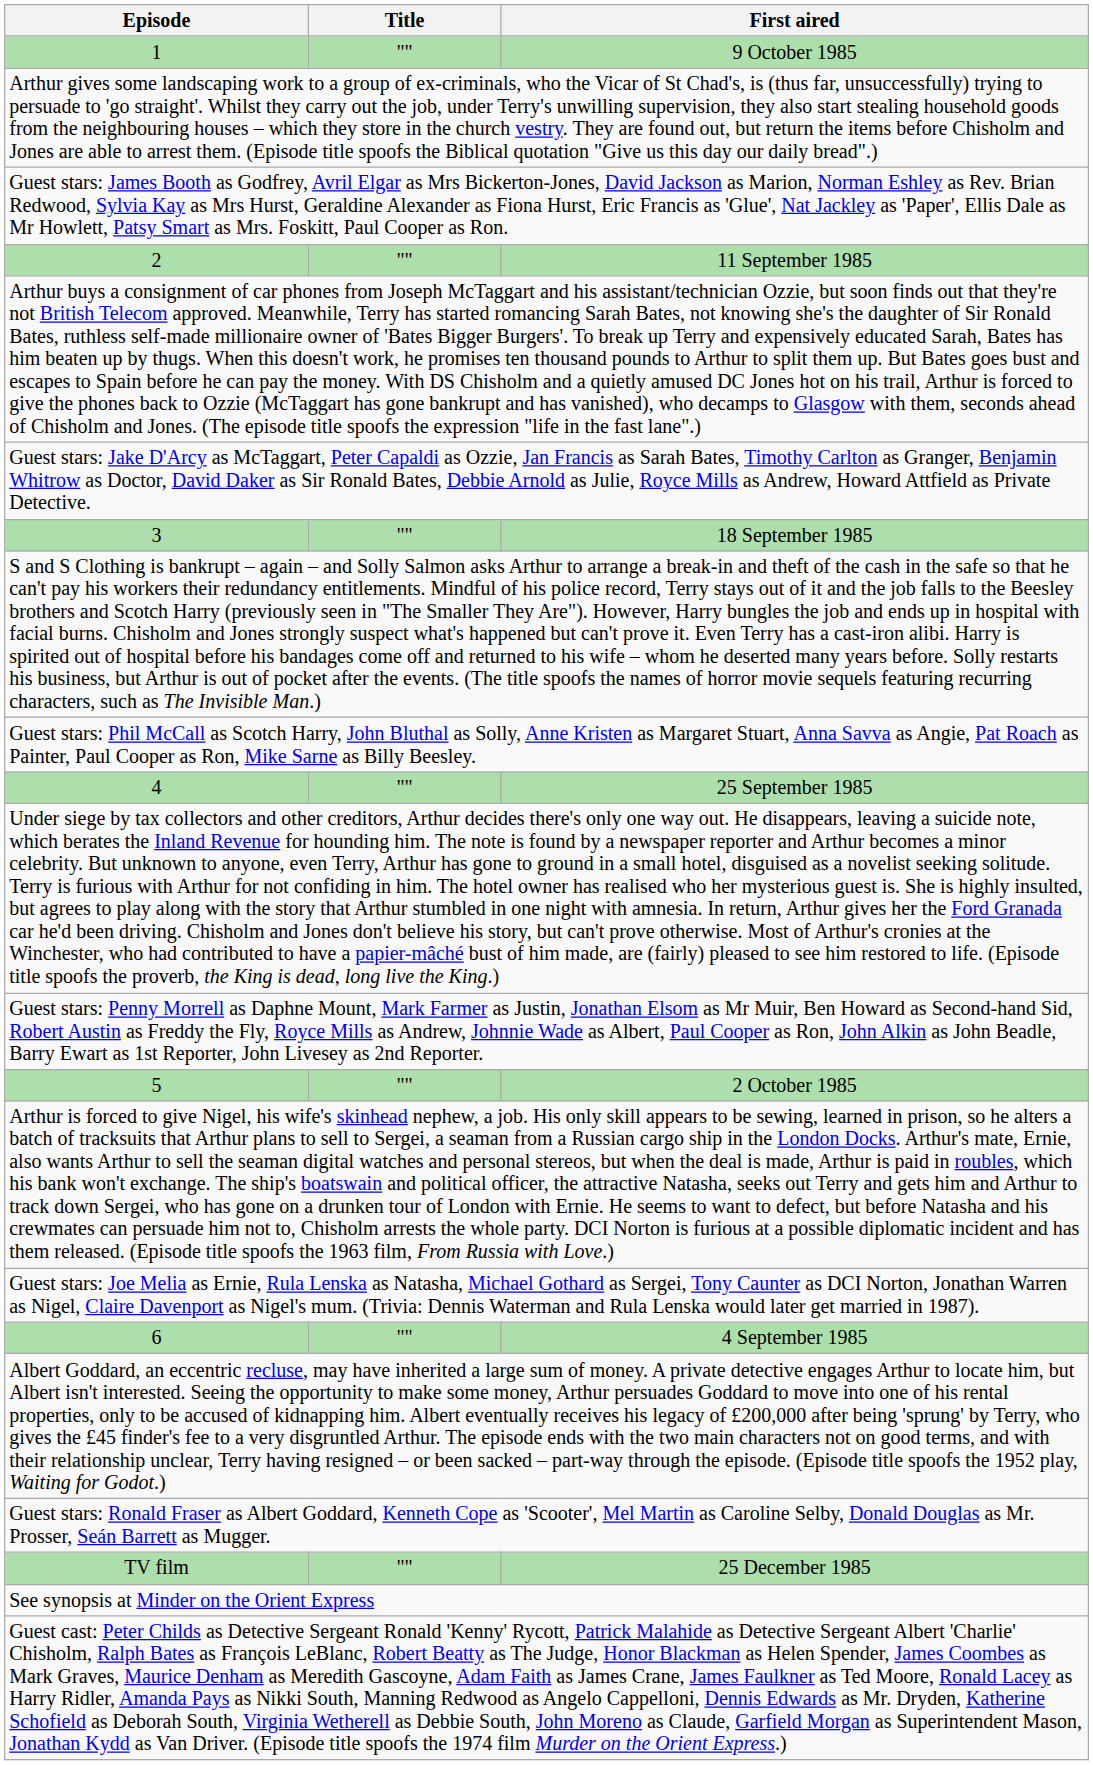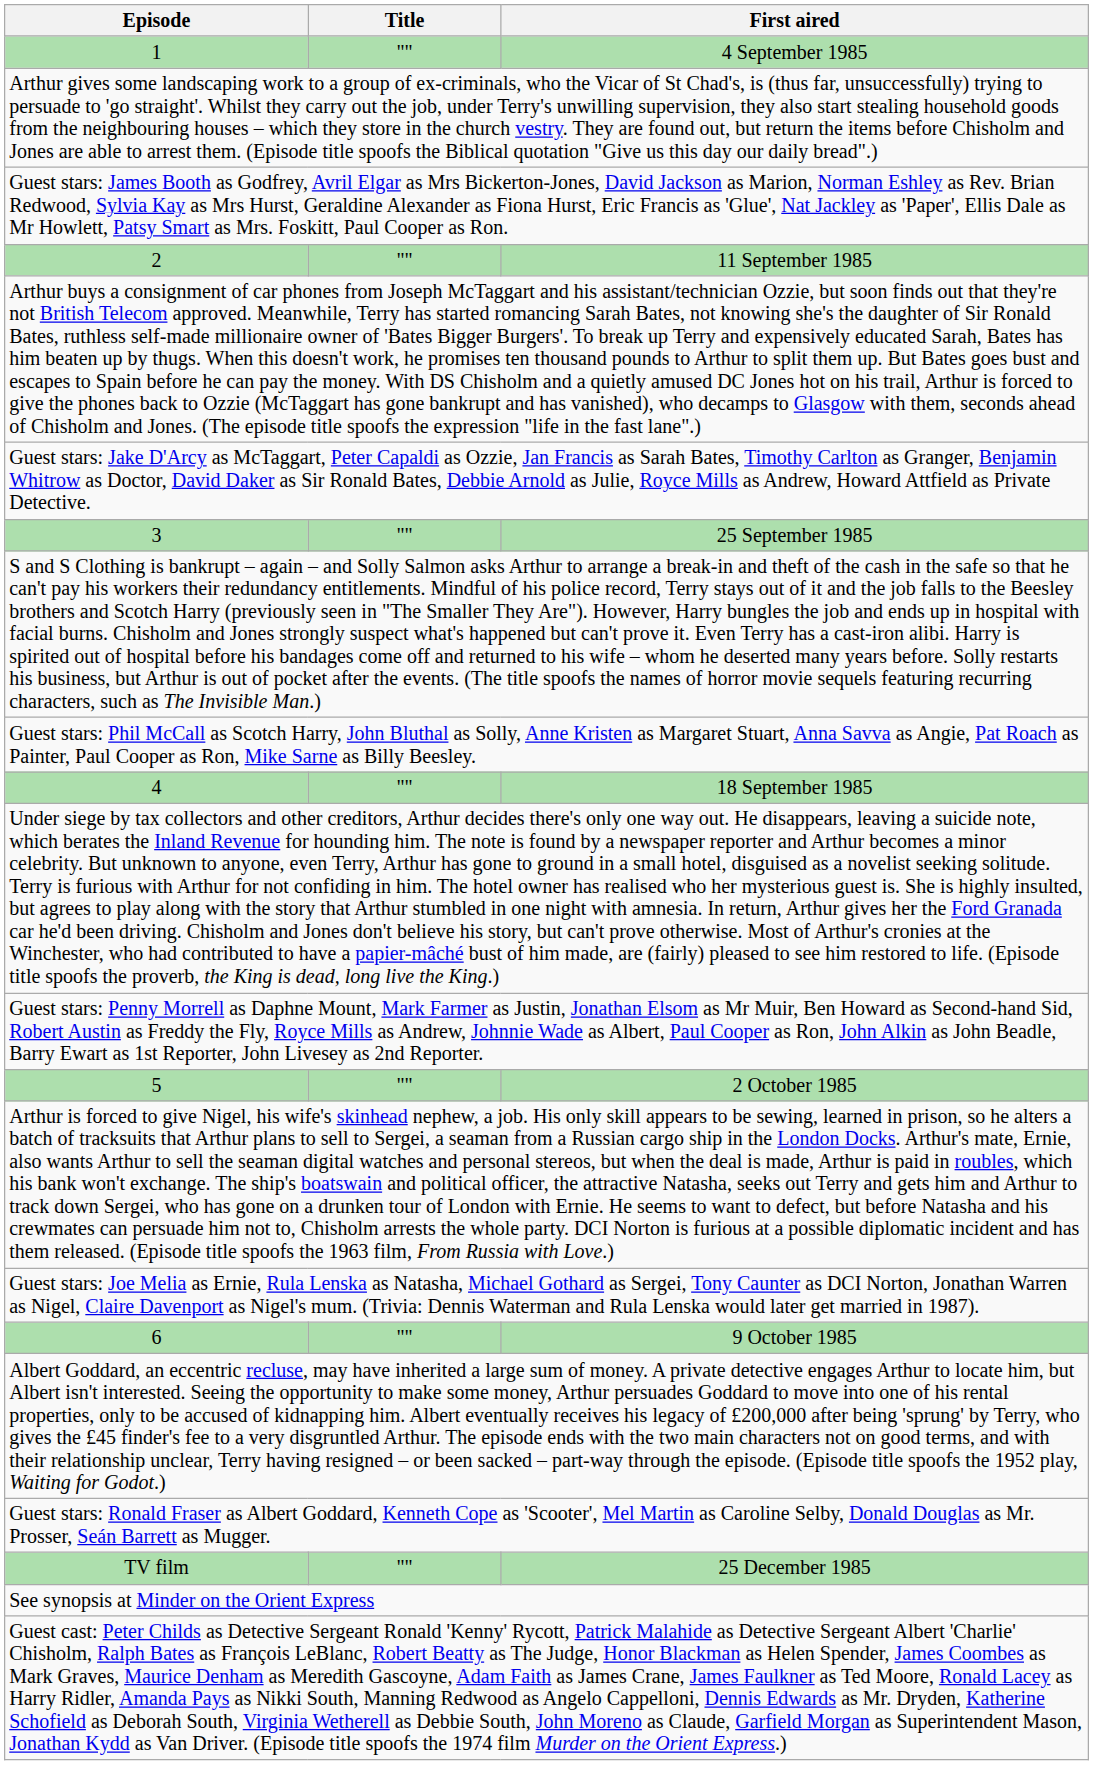(795, 52) 9 October 1985 -> (795, 52) 4 September 1985
(795, 534) 18 September 1985 -> (795, 534) 25 September 1985
(795, 787) 25 September 1985 -> (795, 787) 18 September 1985
(795, 1337) 4 September 1985 -> (795, 1337) 9 October 1985
